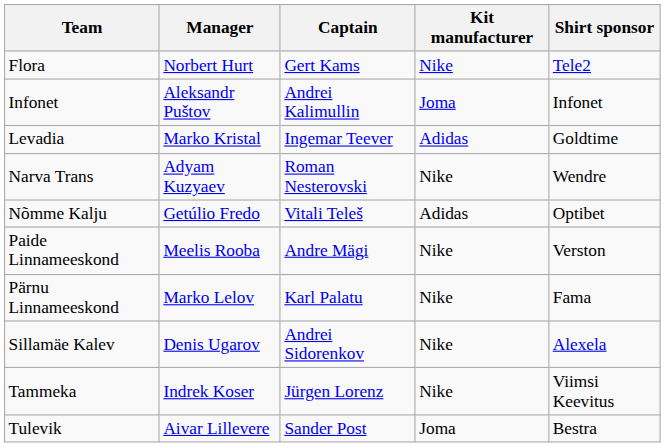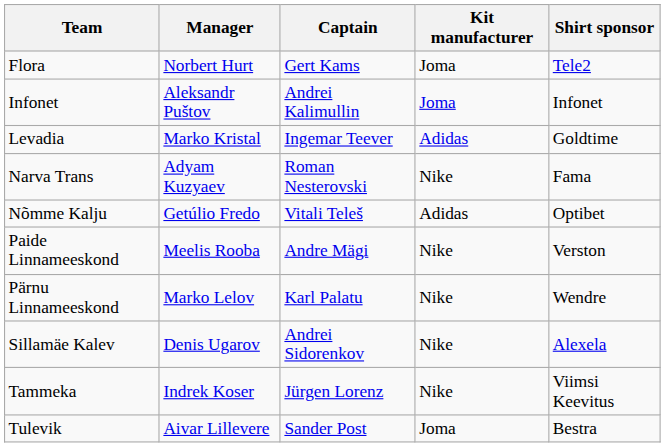(436, 65) Nike -> (438, 65) Joma
(579, 176) Wendre -> (572, 176) Fama
(572, 297) Fama -> (579, 297) Wendre
